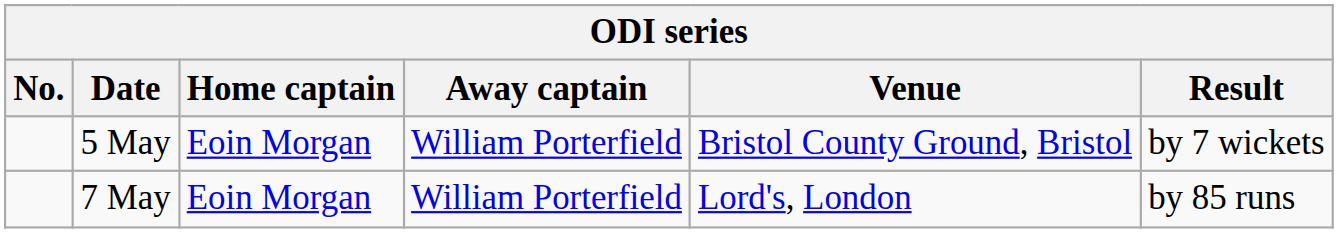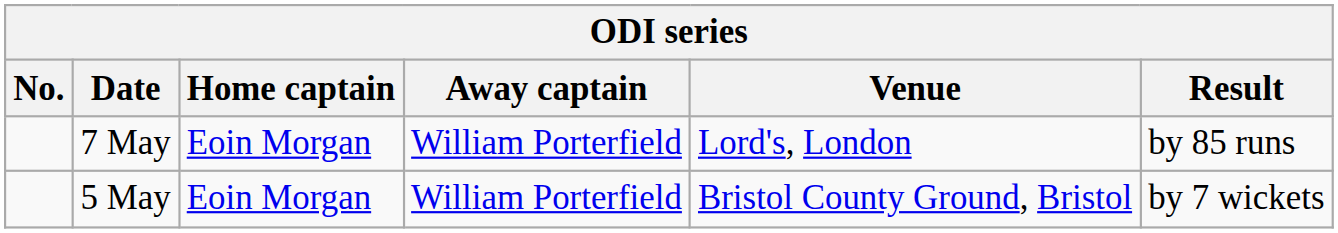rows swapped: (126, 142) <-> (126, 198)
